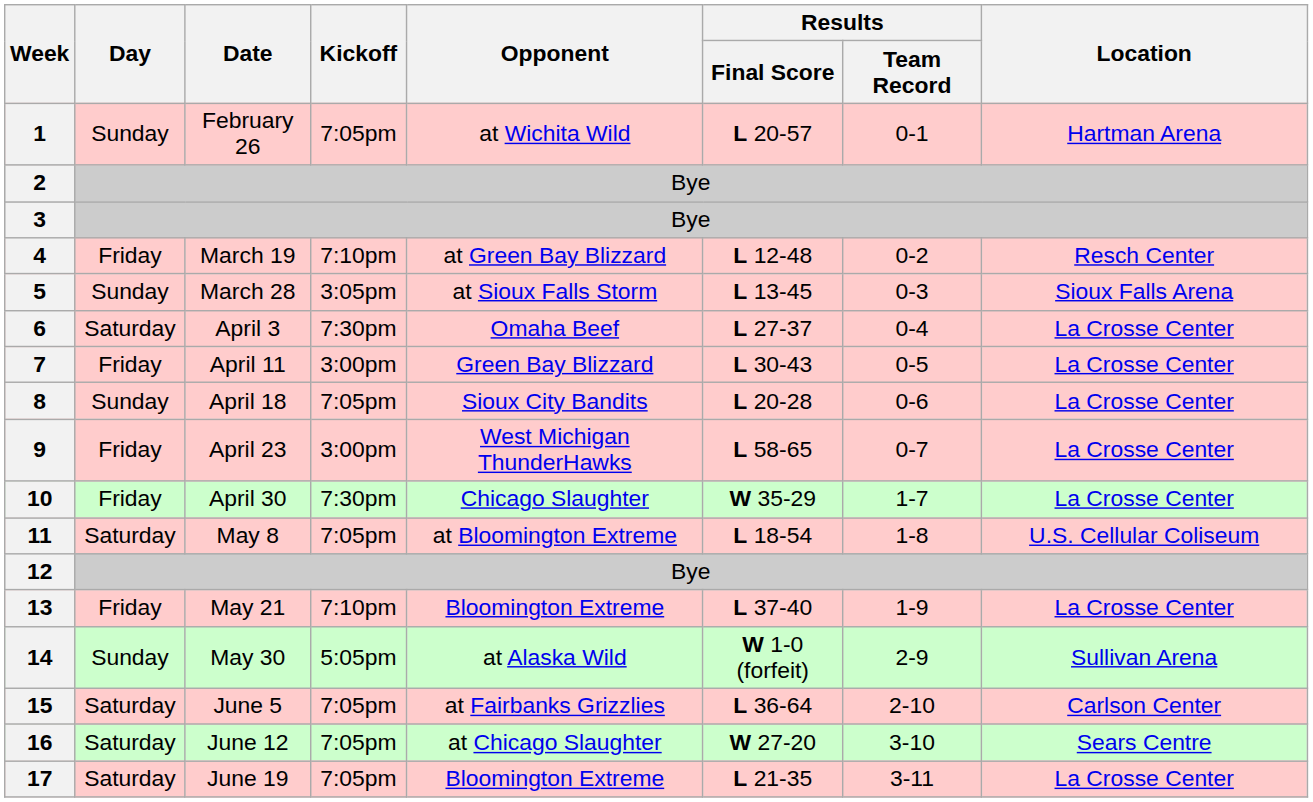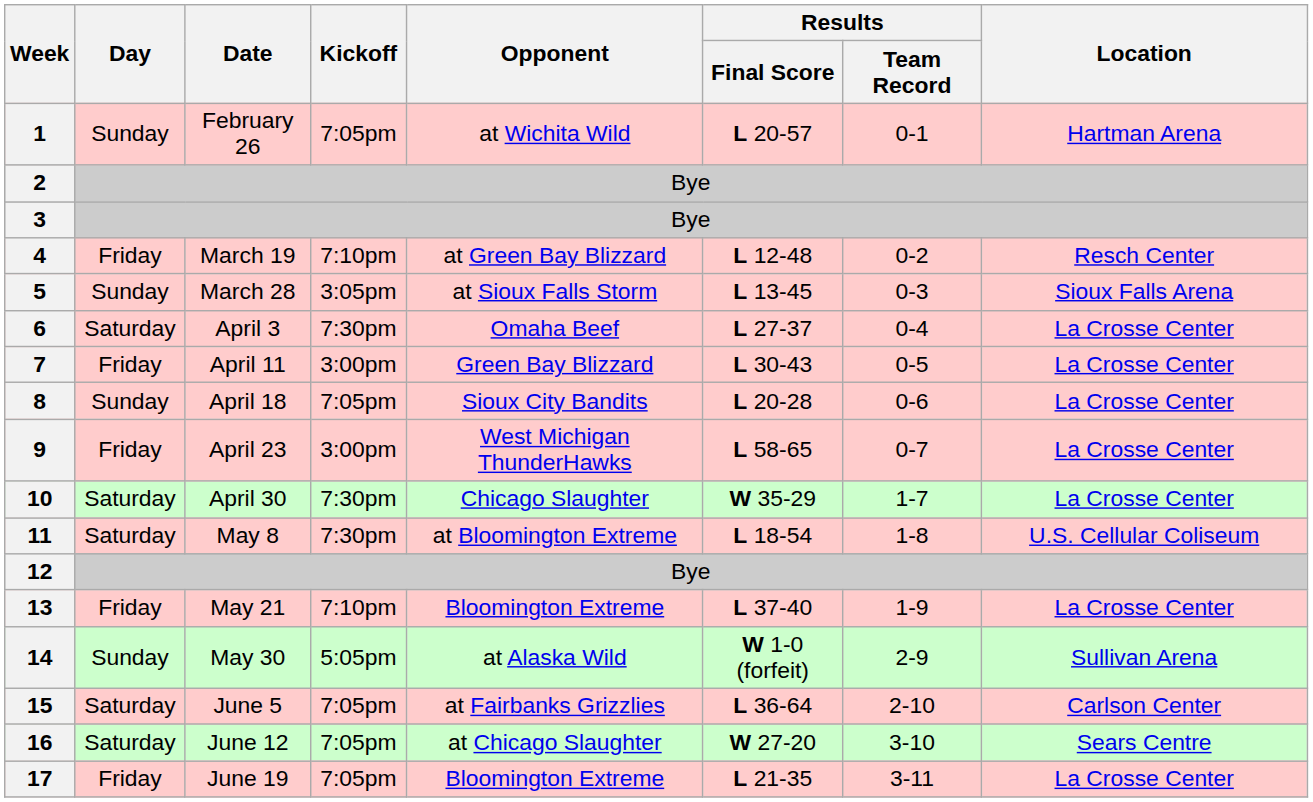(130, 499) Friday -> (130, 499) Saturday
(358, 535) 7:05pm -> (358, 535) 7:30pm
(130, 778) Saturday -> (130, 778) Friday
